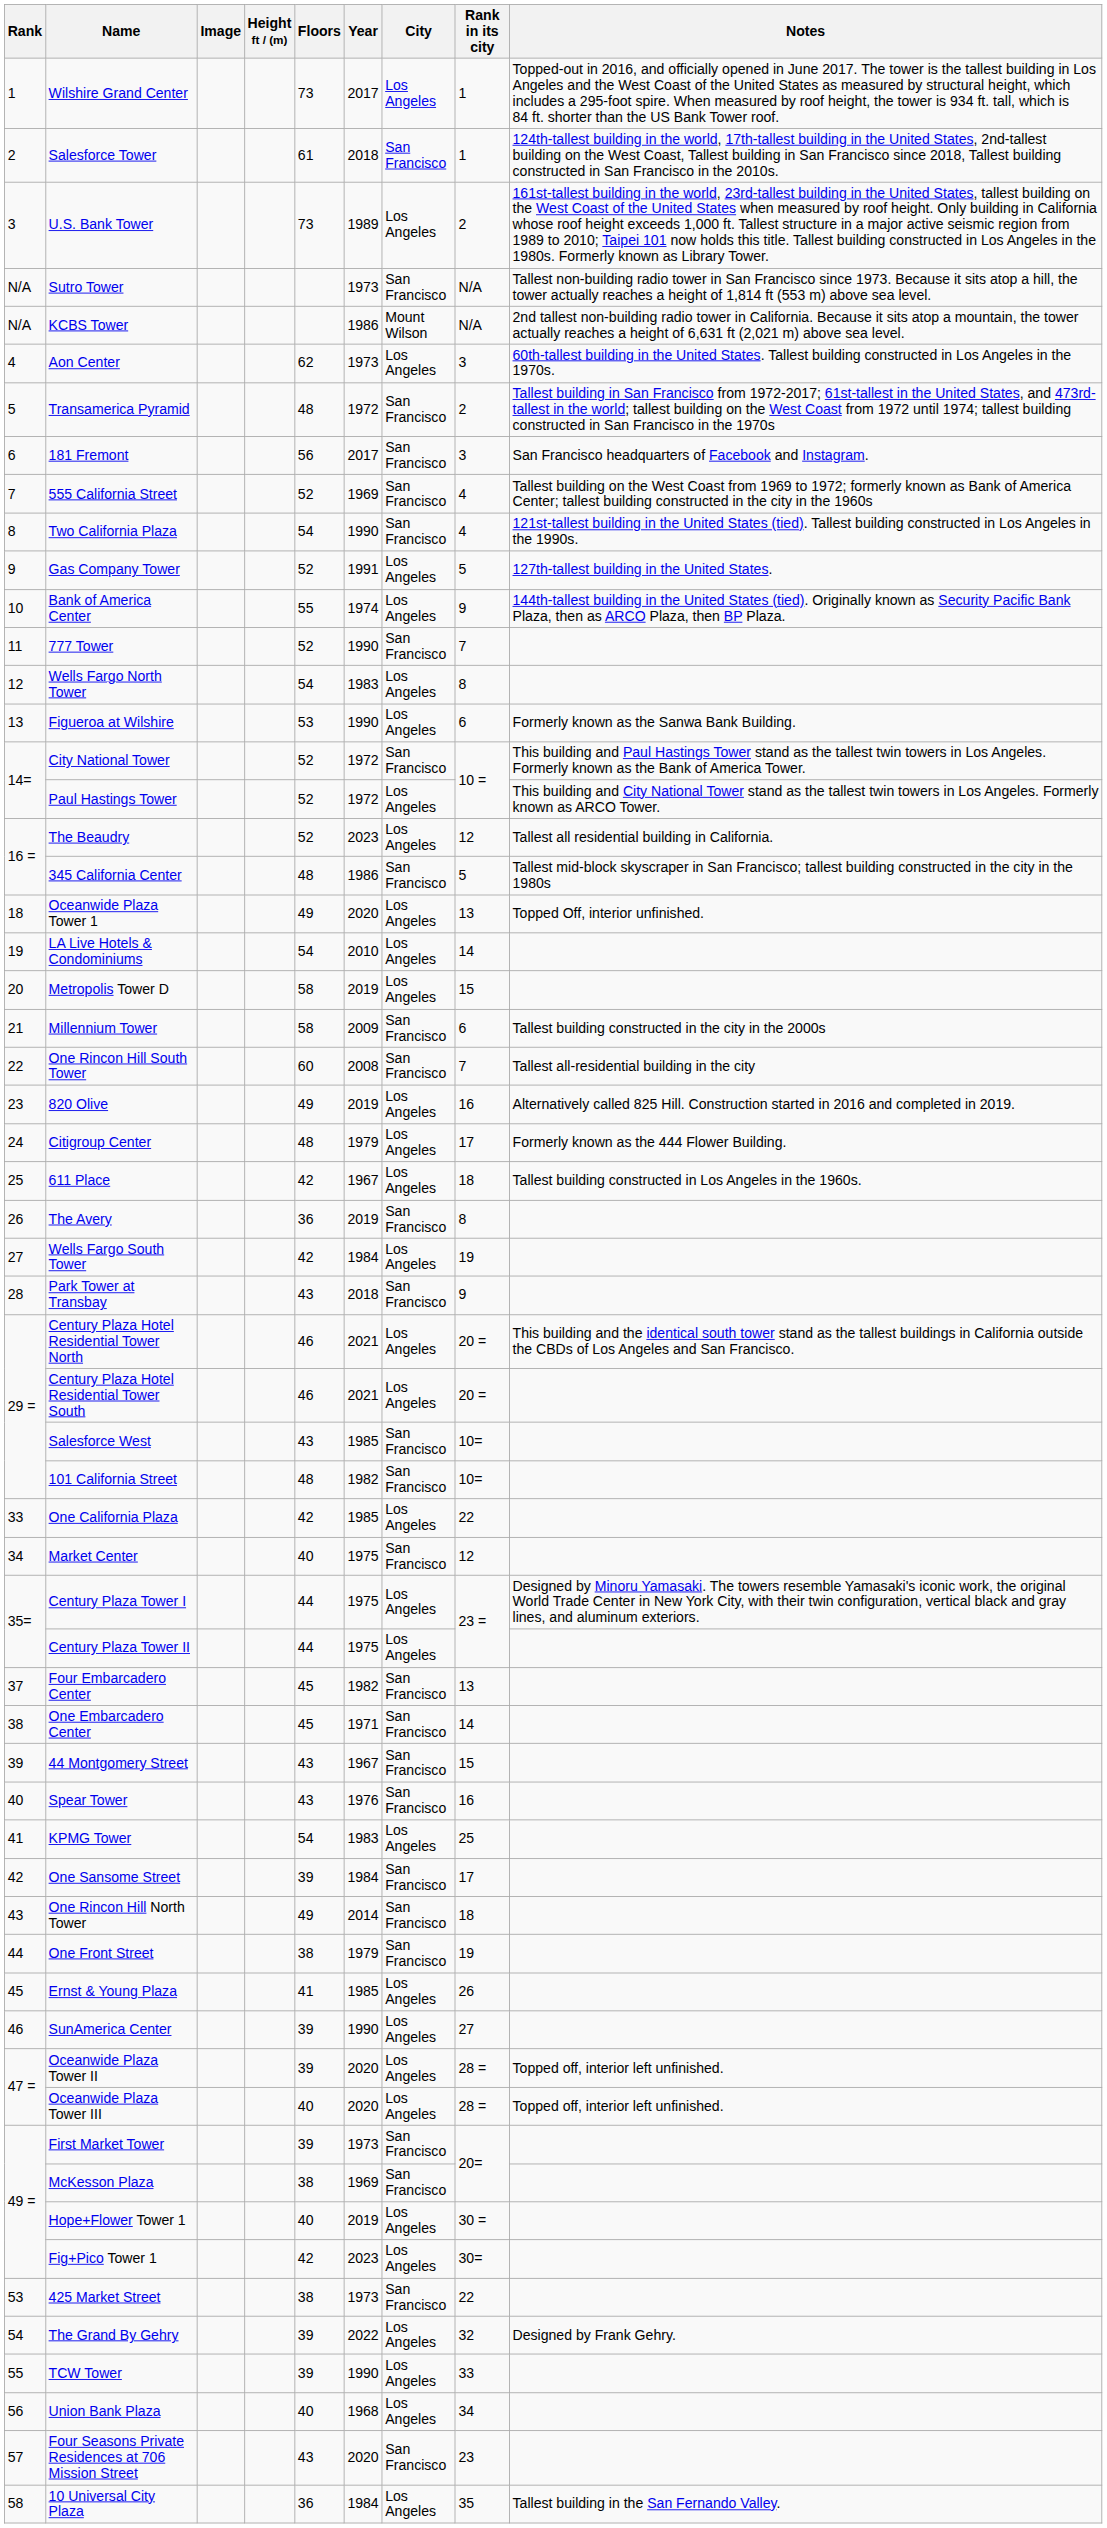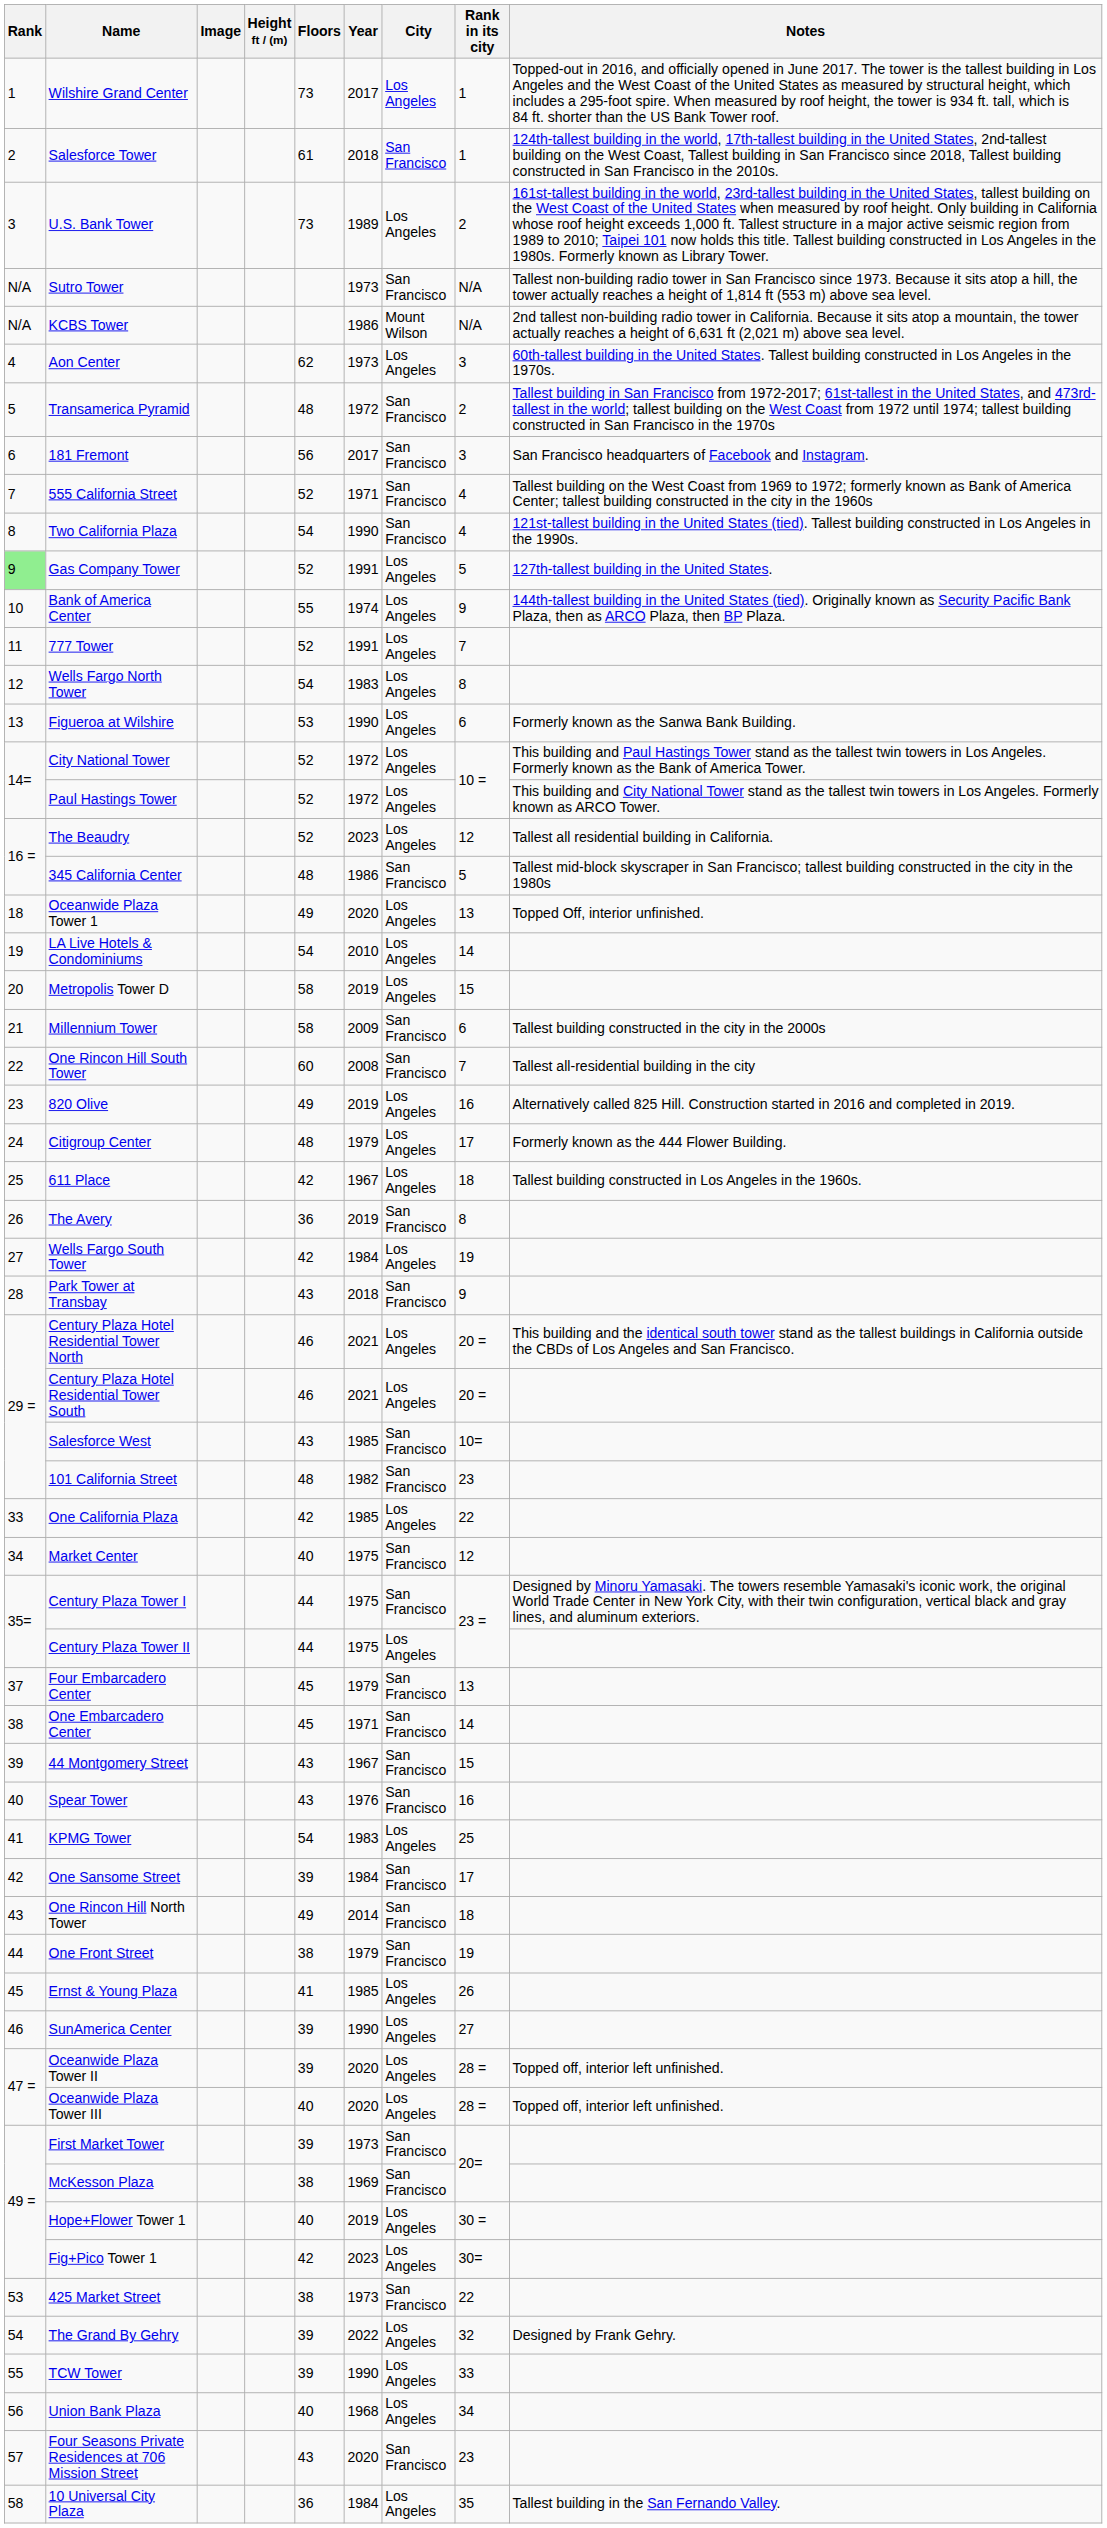(363, 493) 1969 -> (363, 493) 1971
(12, 570) no background -> (12, 570) lightgreen background
(363, 646) 1990 -> (363, 646) 1991
(416, 646) San Francisco -> (411, 646) Los Angeles
(416, 761) San Francisco -> (411, 761) Los Angeles
(470, 1479) 10= -> (466, 1479) 23
(411, 1602) Los Angeles -> (416, 1602) San Francisco
(363, 1686) 1982 -> (363, 1686) 1979
